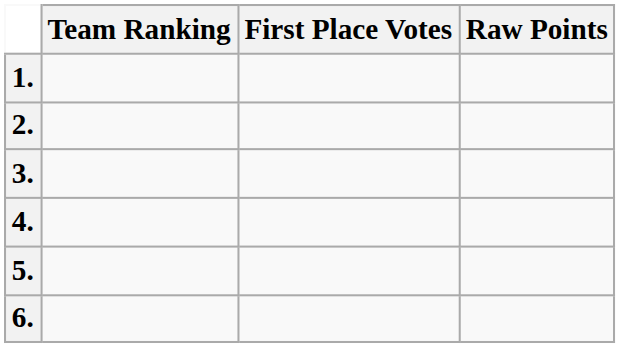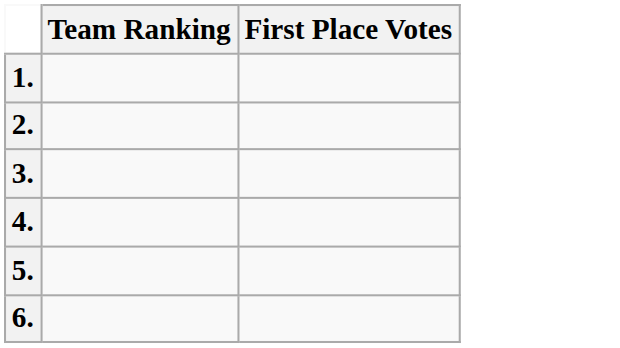- column: (537, 28)
